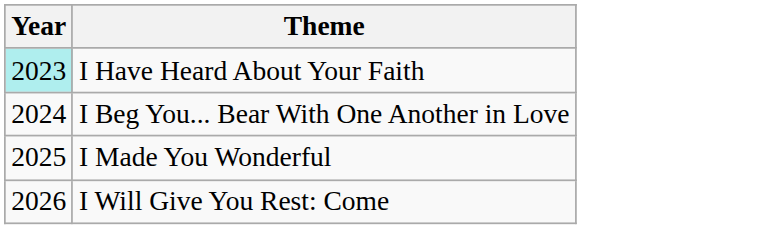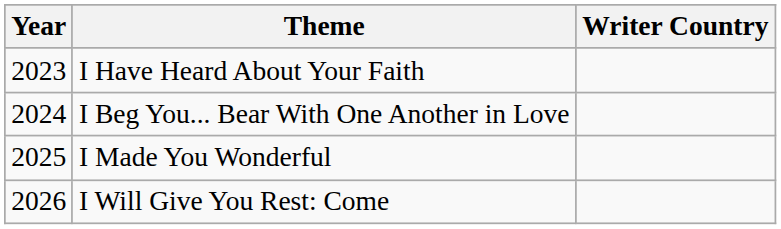+ column: (675, 26)
(39, 69) paleturquoise background -> (39, 69) no background
